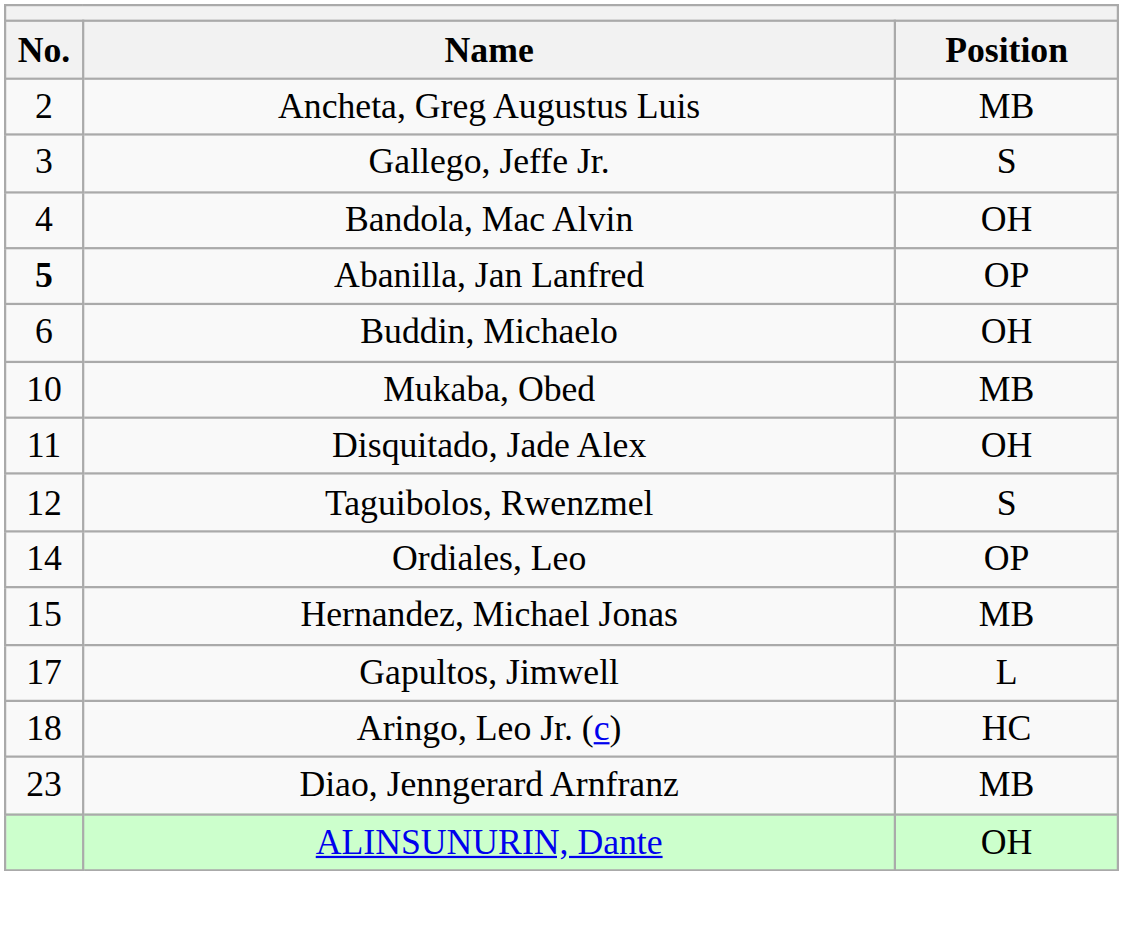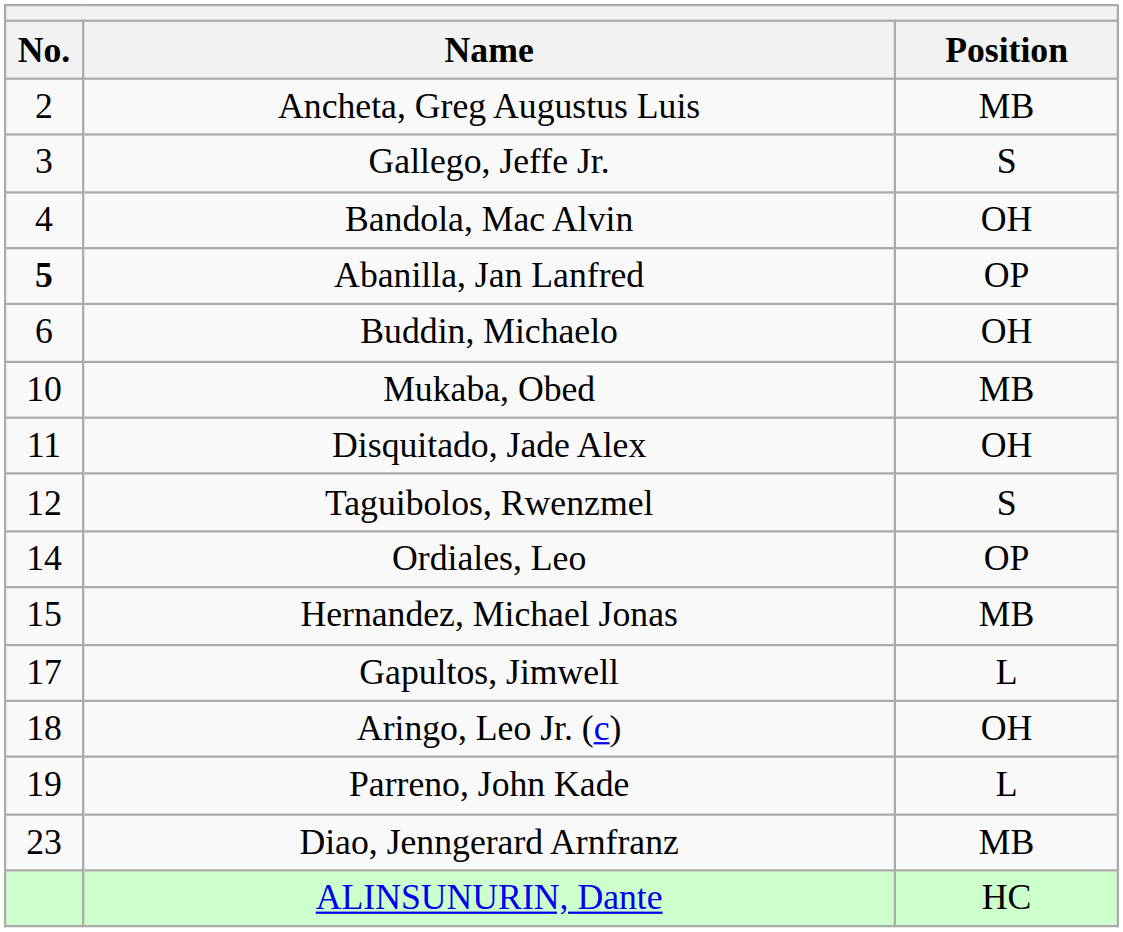(1007, 728) HC -> (1007, 728) OH
+ row: (489, 784)
(1007, 841) OH -> (1007, 898) HC
